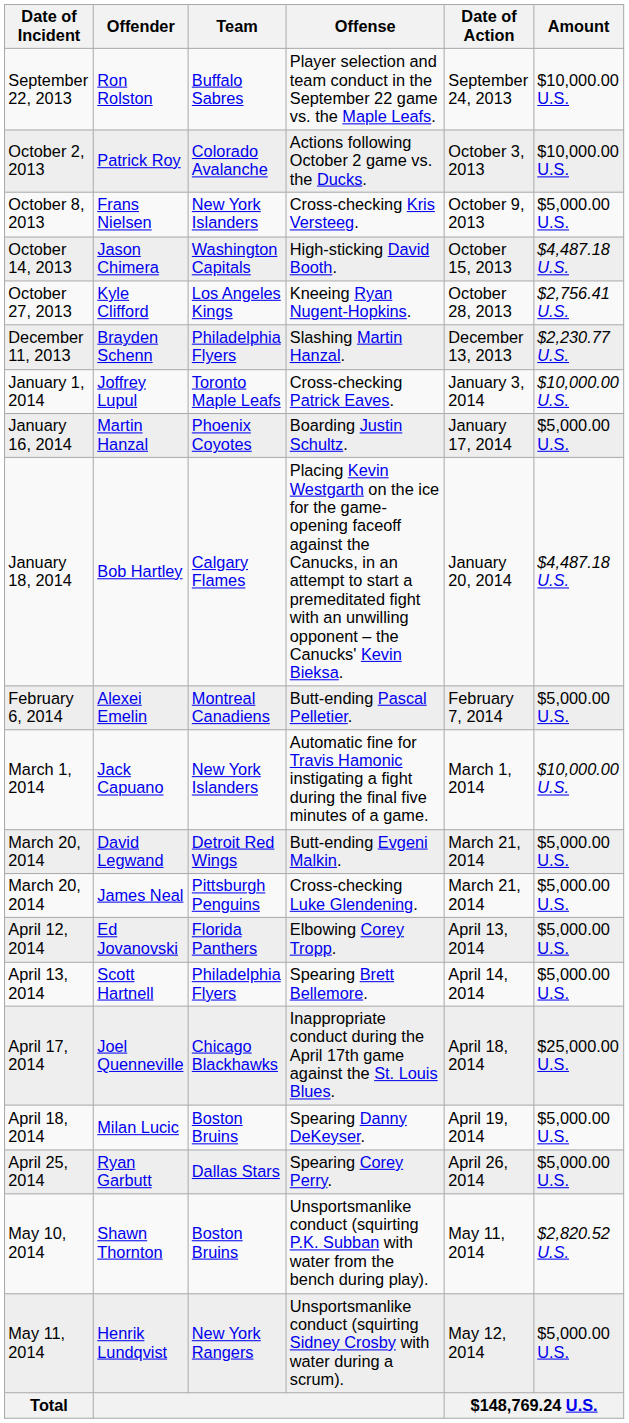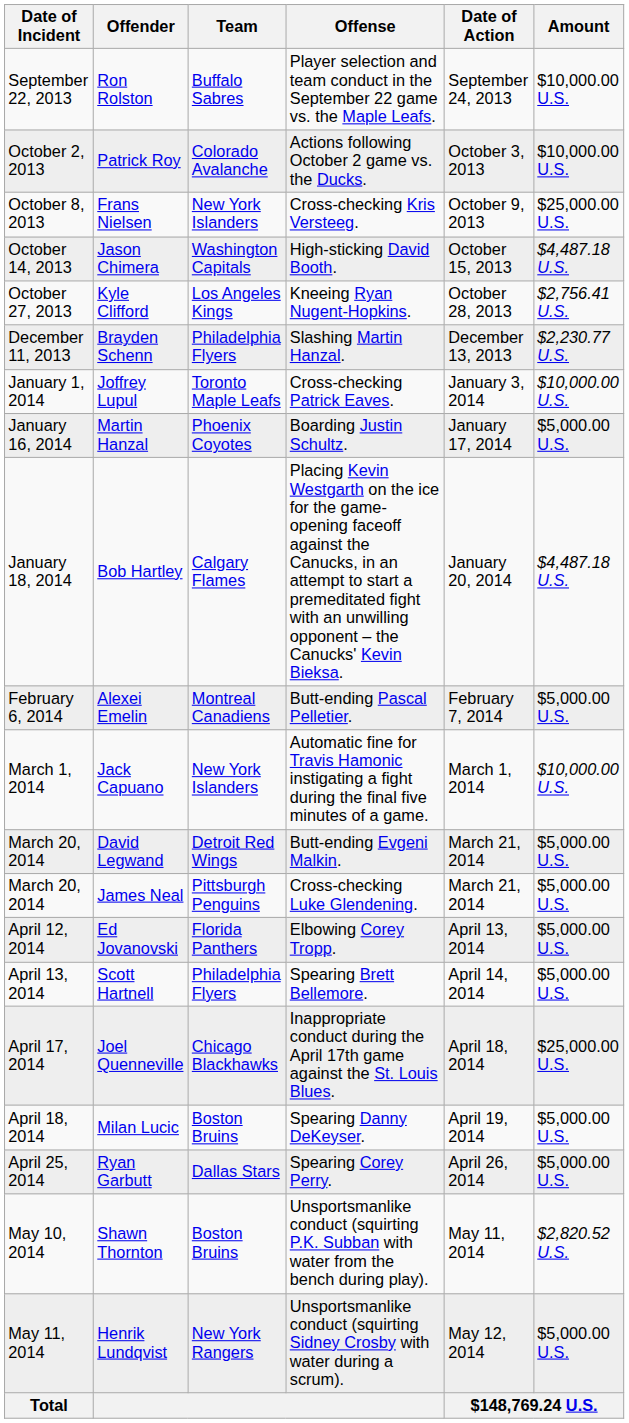(574, 214) $5,000.00 U.S. -> (578, 214) $25,000.00 U.S.
